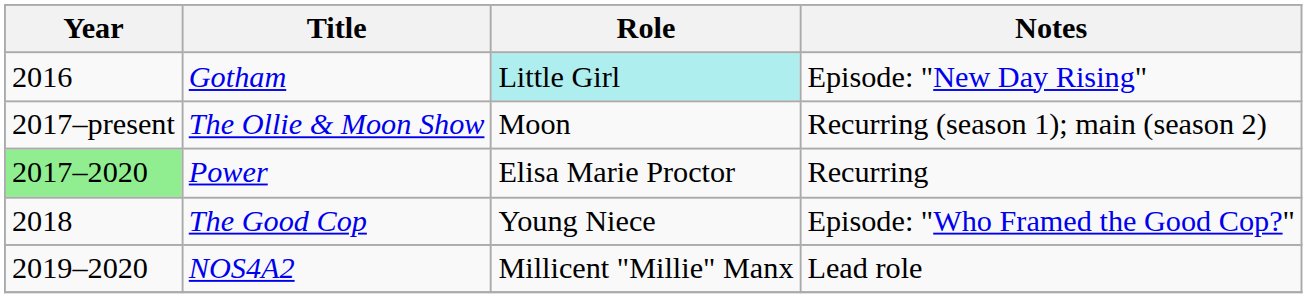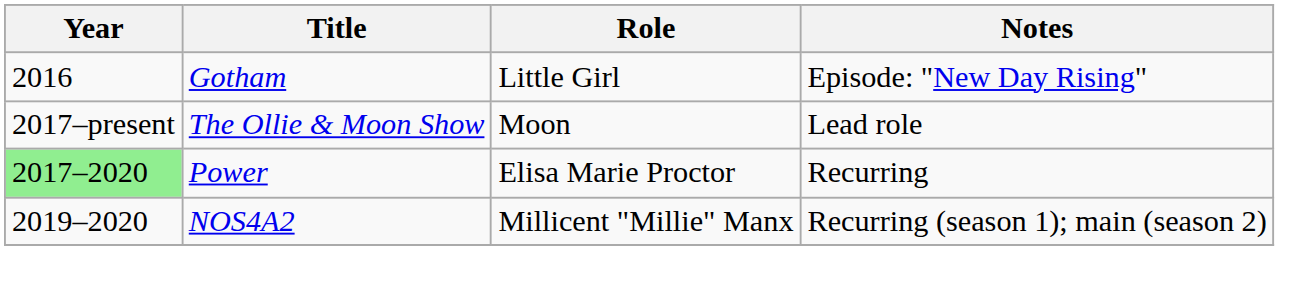(559, 76) paleturquoise background -> (559, 76) no background
(1037, 124) Recurring (season 1); main (season 2) -> (865, 124) Lead role
- row: (278, 220)
(865, 268) Lead role -> (1037, 220) Recurring (season 1); main (season 2)
